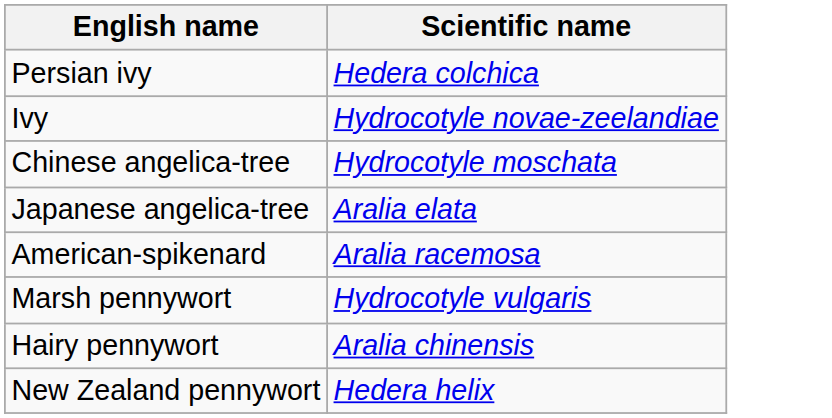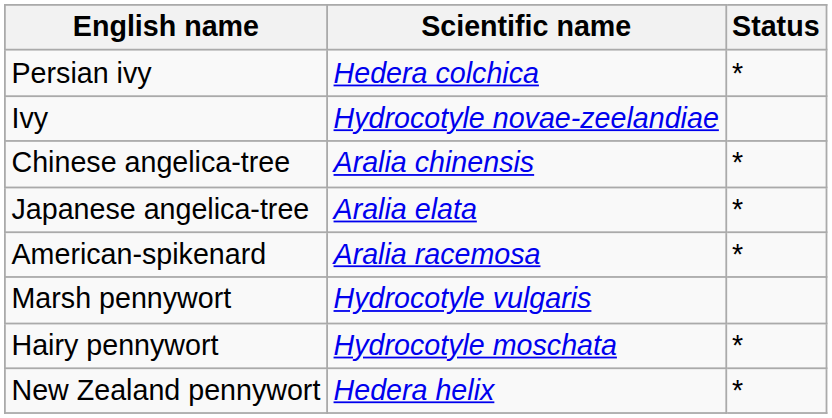+ column: (776, 27)
(475, 163) Hydrocotyle moschata -> (434, 163) Aralia chinensis
(434, 345) Aralia chinensis -> (475, 345) Hydrocotyle moschata
